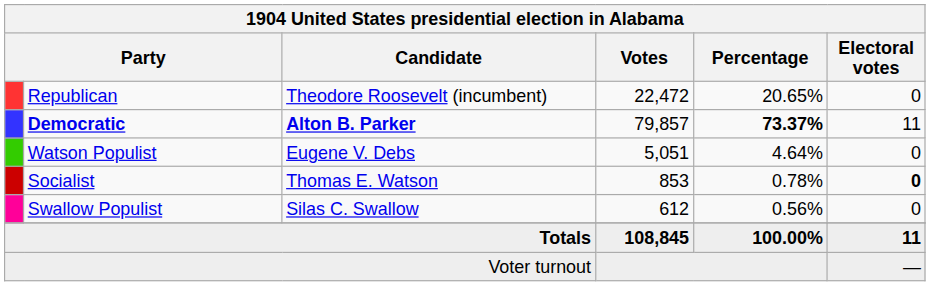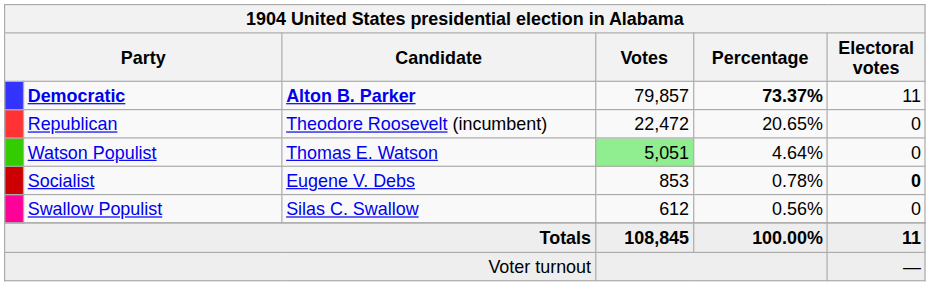rows swapped: (77, 124) <-> (73, 96)
(351, 153) Eugene V. Debs -> (362, 153) Thomas E. Watson
(667, 153) no background -> (667, 153) lightgreen background
(362, 181) Thomas E. Watson -> (351, 181) Eugene V. Debs
